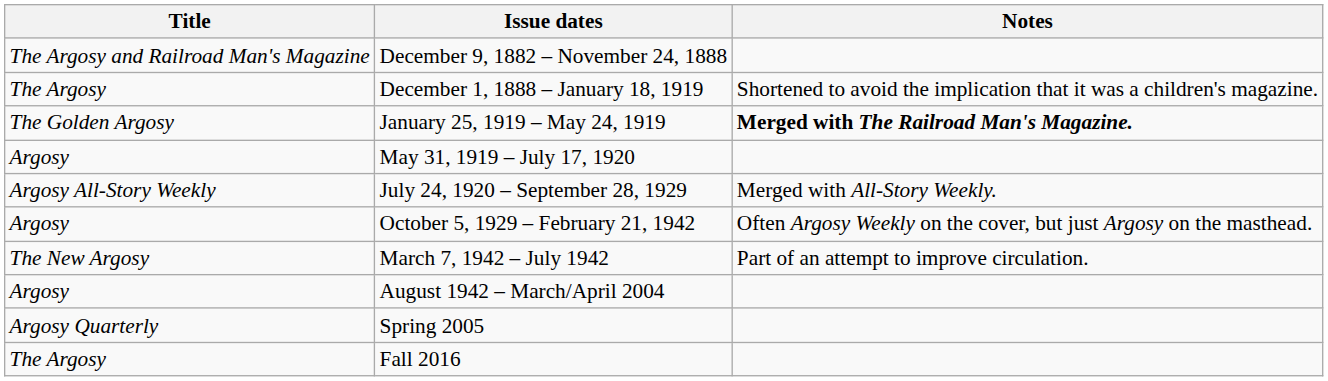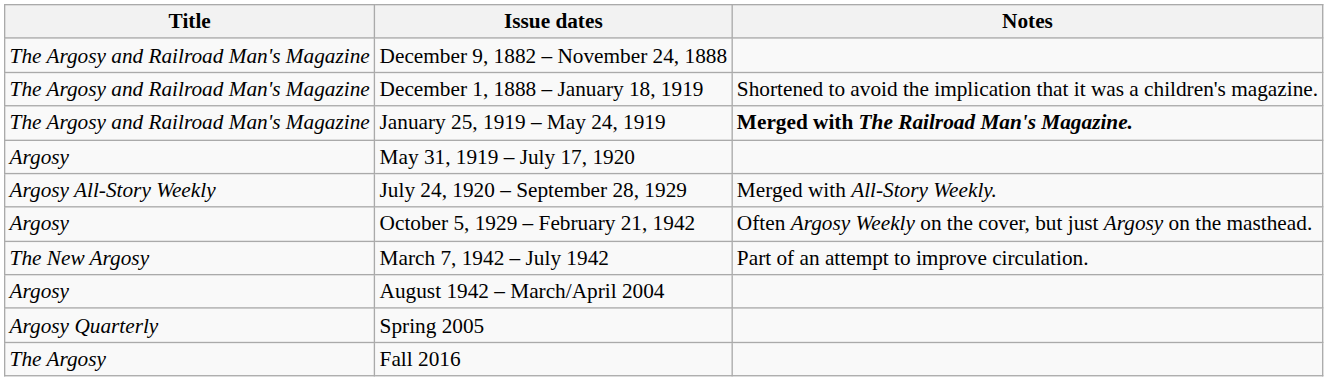(58, 88) The Argosy -> (190, 88) The Argosy and Railroad Man's Magazine
(92, 122) The Golden Argosy -> (190, 122) The Argosy and Railroad Man's Magazine
